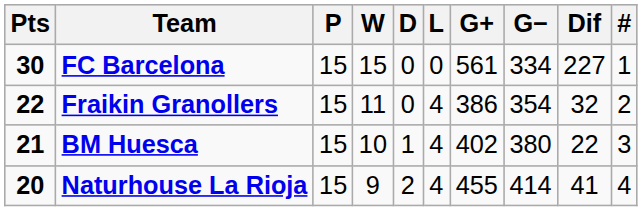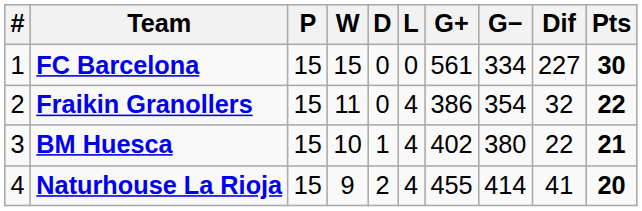columns swapped: (624, 24) <-> (30, 24)
